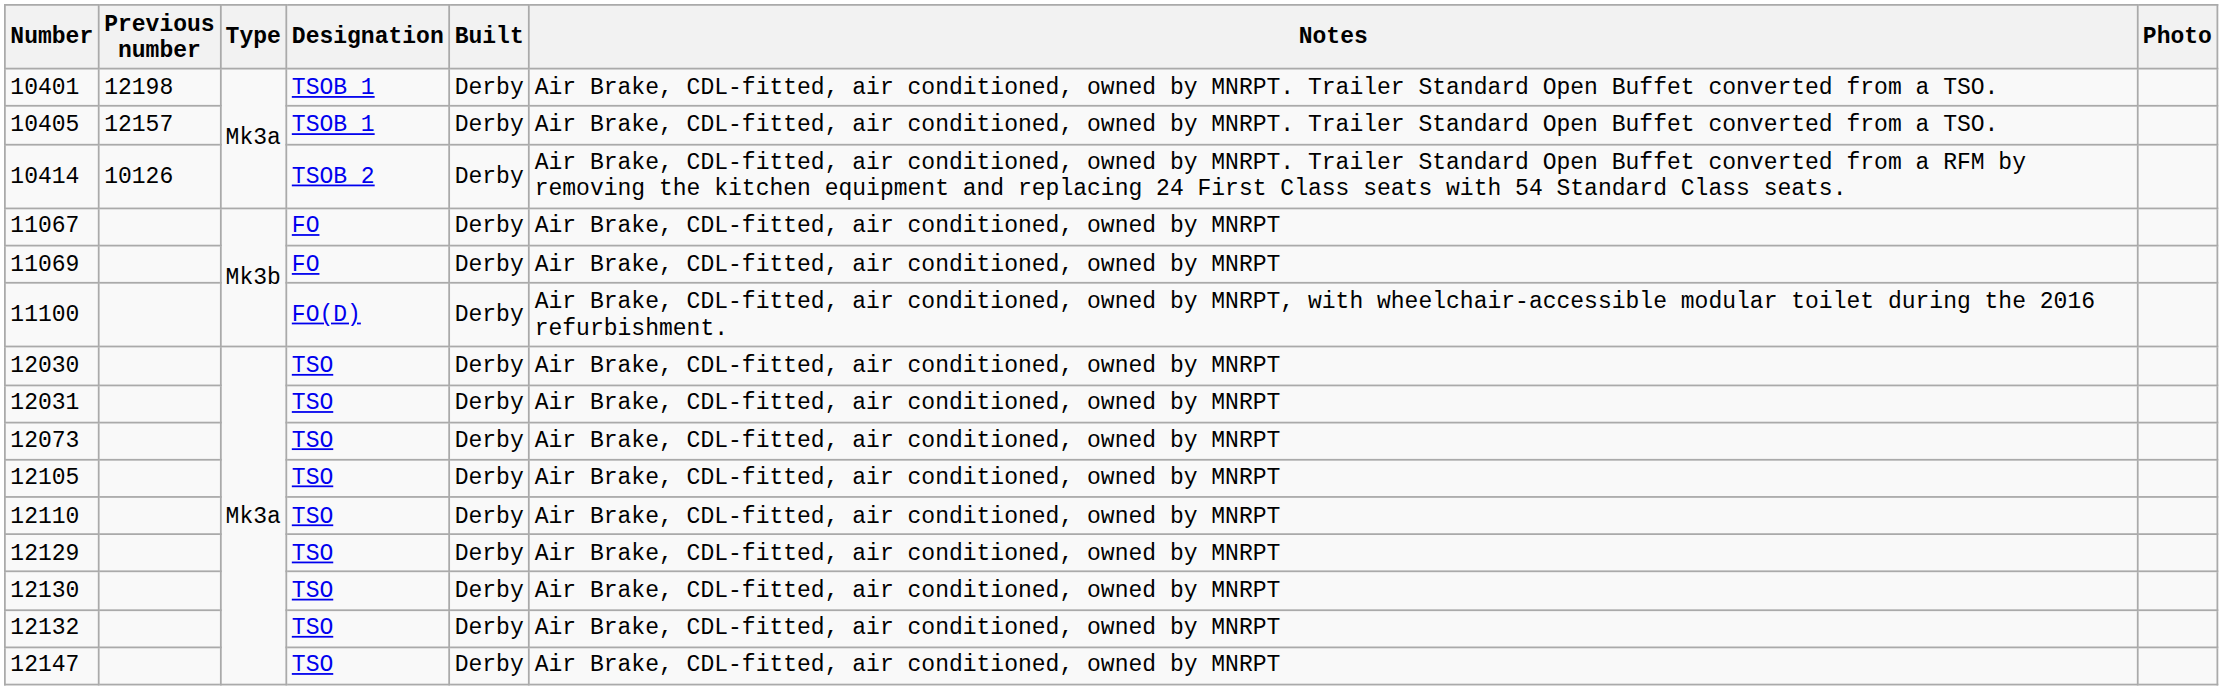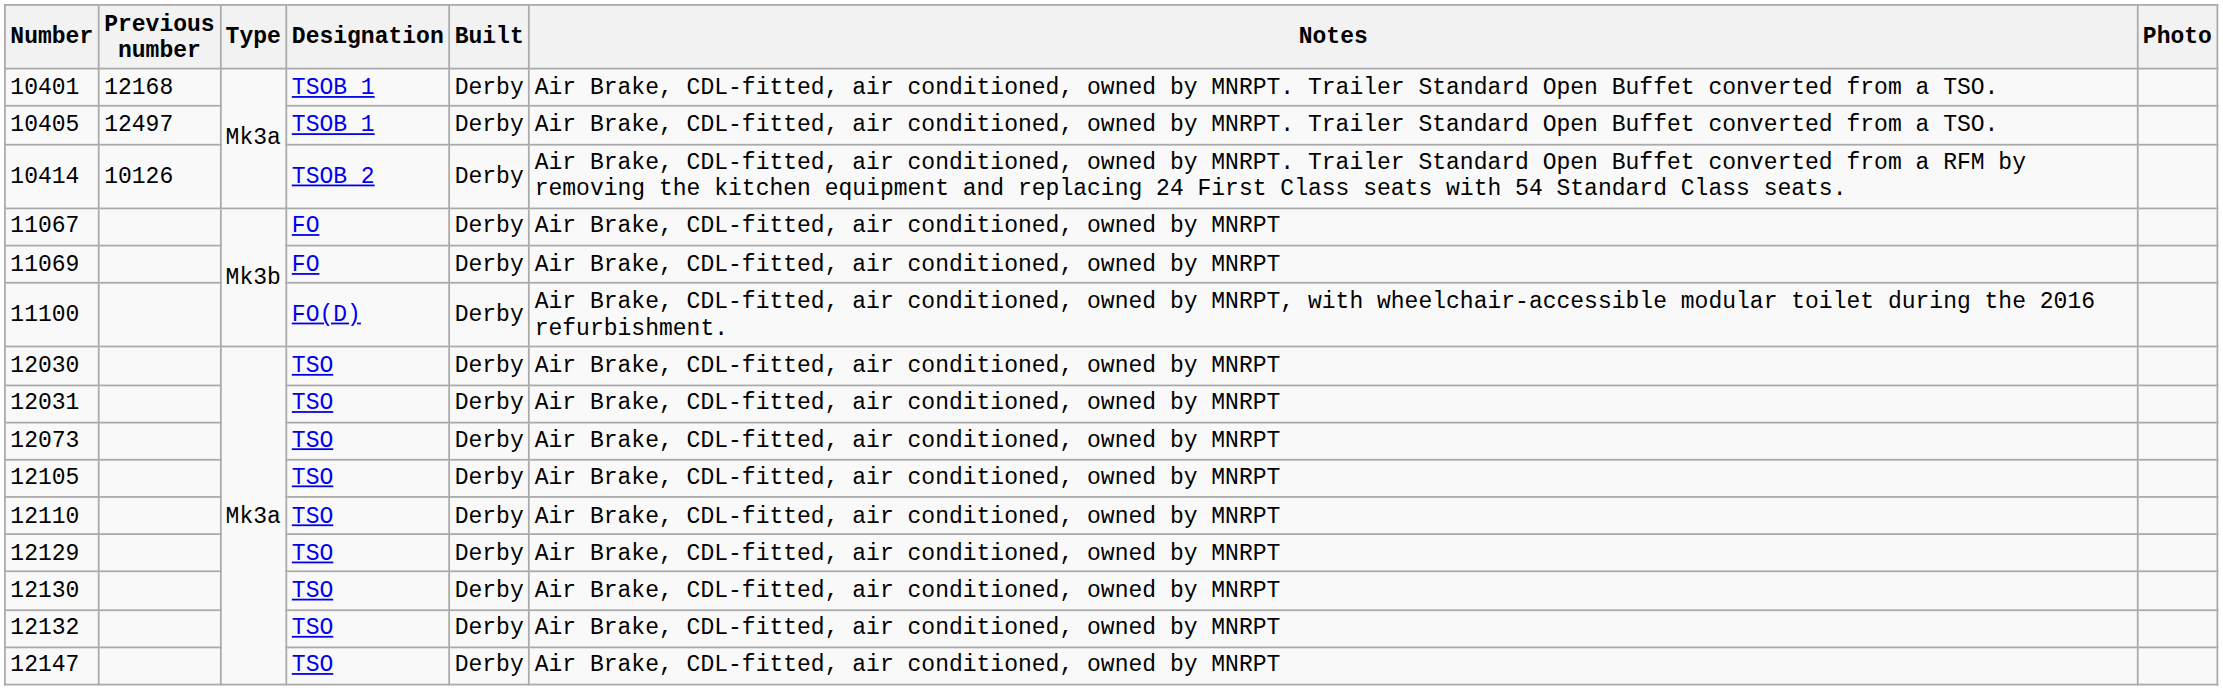(139, 88) 12198 -> (139, 88) 12168
(139, 125) 12157 -> (139, 125) 12497
